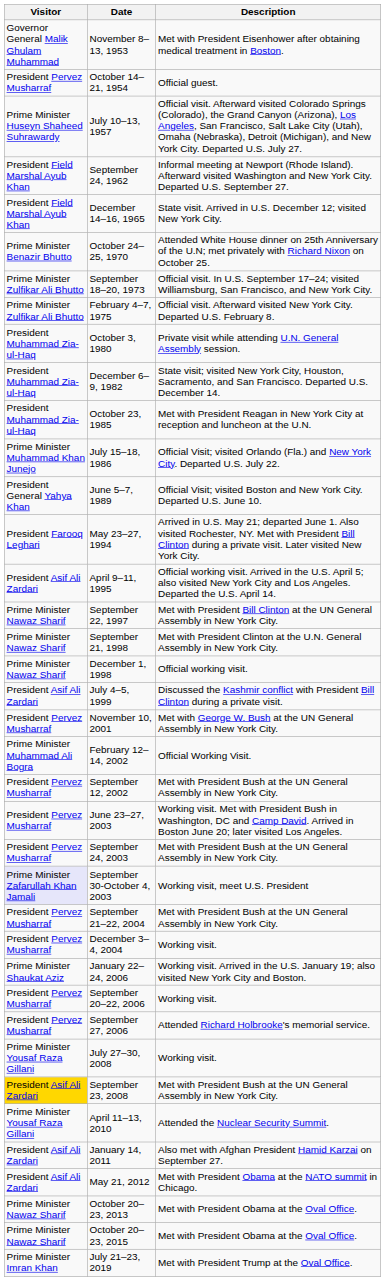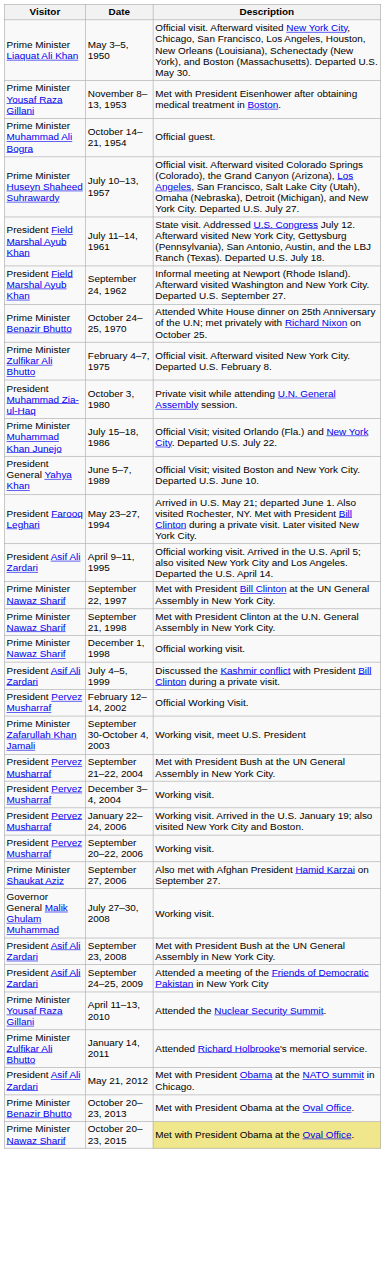+ row: (108, 50)
(37, 44) Governor General Malik Ghulam Muhammad -> (38, 99) Prime Minister Yousaf Raza Gillani
(44, 82) President Pervez Musharraf -> (39, 137) Prime Minister Muhammad Ali Bogra
+ row: (113, 241)
- row: (117, 213)
- row: (117, 284)
- row: (119, 381)
- row: (115, 419)
- row: (121, 723)
(39, 755) Prime Minister Muhammad Ali Bogra -> (44, 702) President Pervez Musharraf
- row: (114, 788)
- row: (117, 820)
- row: (114, 853)
(42, 885) lavender background -> (42, 735) no background
(38, 971) Prime Minister Shaukat Aziz -> (44, 821) President Pervez Musharraf
(44, 1025) President Pervez Musharraf -> (38, 875) Prime Minister Shaukat Aziz
(264, 1025) Attended Richard Holbrooke's memorial service. -> (262, 875) Also met with Afghan President Hamid Karzai on September 27.
(38, 1058) Prime Minister Yousaf Raza Gillani -> (37, 913) Governor General Malik Ghulam Muhammad
(44, 1090) gold background -> (44, 951) no background
+ row: (115, 978)
(44, 1155) President Asif Ali Zardari -> (38, 1048) Prime Minister Zulfikar Ali Bhutto
(265, 1155) Also met with Afghan President Hamid Karzai on September 27. -> (261, 1048) Attended Richard Holbrooke's memorial service.
(38, 1209) Prime Minister Nawaz Sharif -> (39, 1108) Prime Minister Benazir Bhutto
(257, 1236) no background -> (255, 1135) khaki background
- row: (115, 1263)
